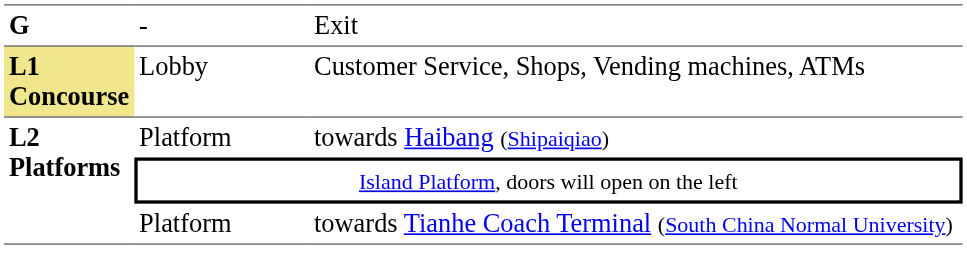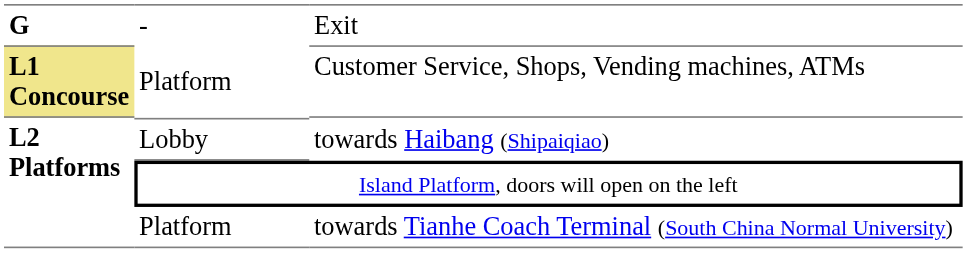(174, 66) Lobby -> (185, 81) Platform
(185, 137) Platform -> (174, 138) Lobby
